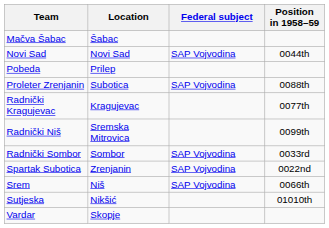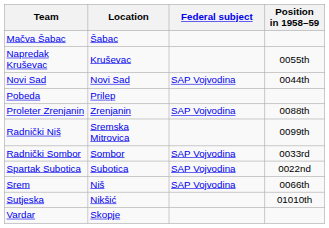+ row: (28, 59)
(109, 85) Subotica -> (111, 111) Zrenjanin
- row: (31, 106)
(111, 169) Zrenjanin -> (109, 169) Subotica
